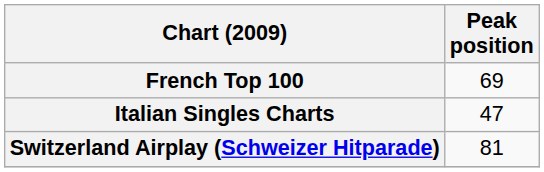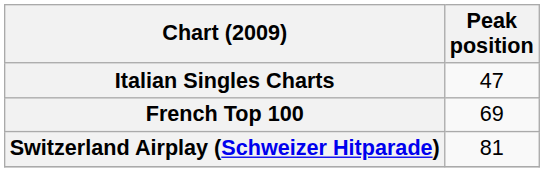rows swapped: (225, 80) <-> (225, 114)
